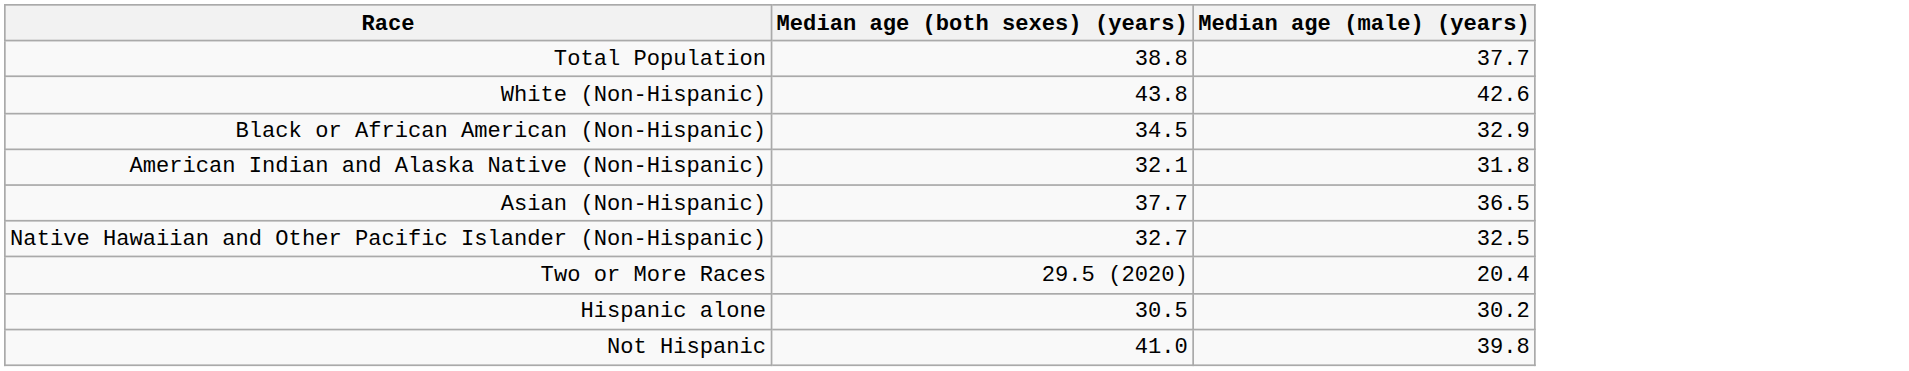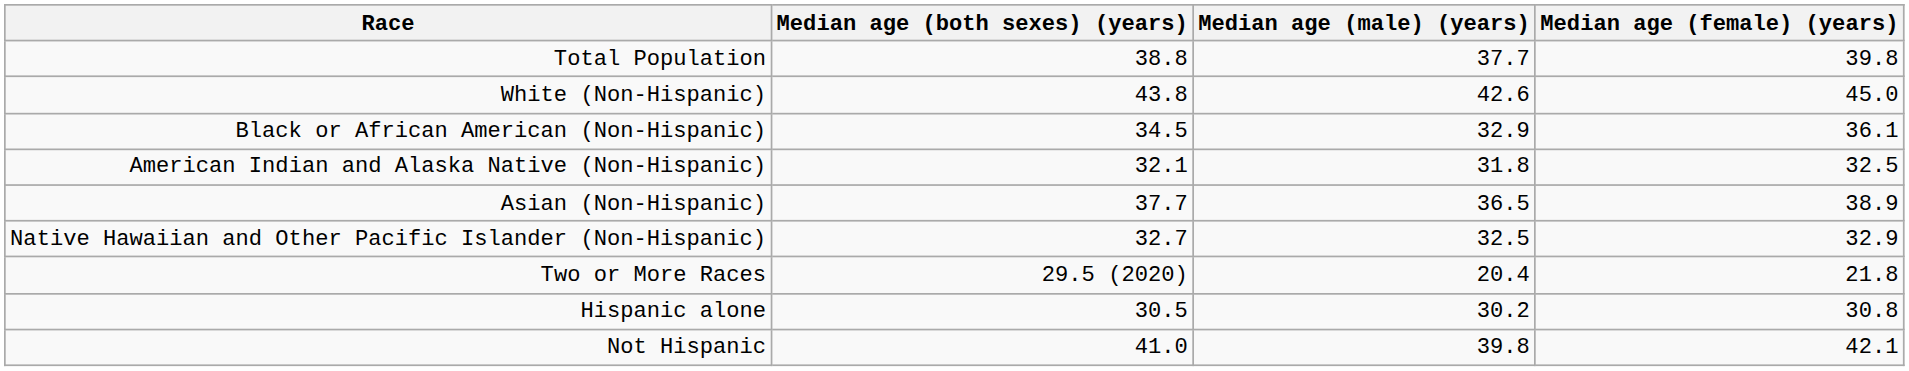+ column: (1719, 23)
